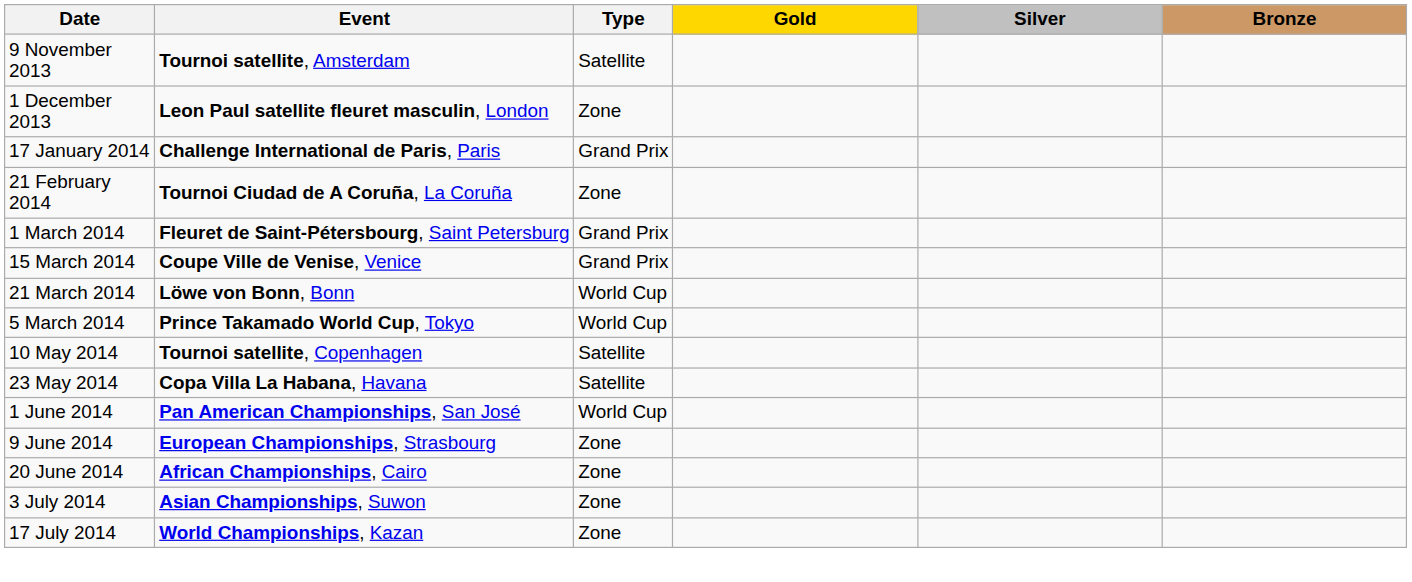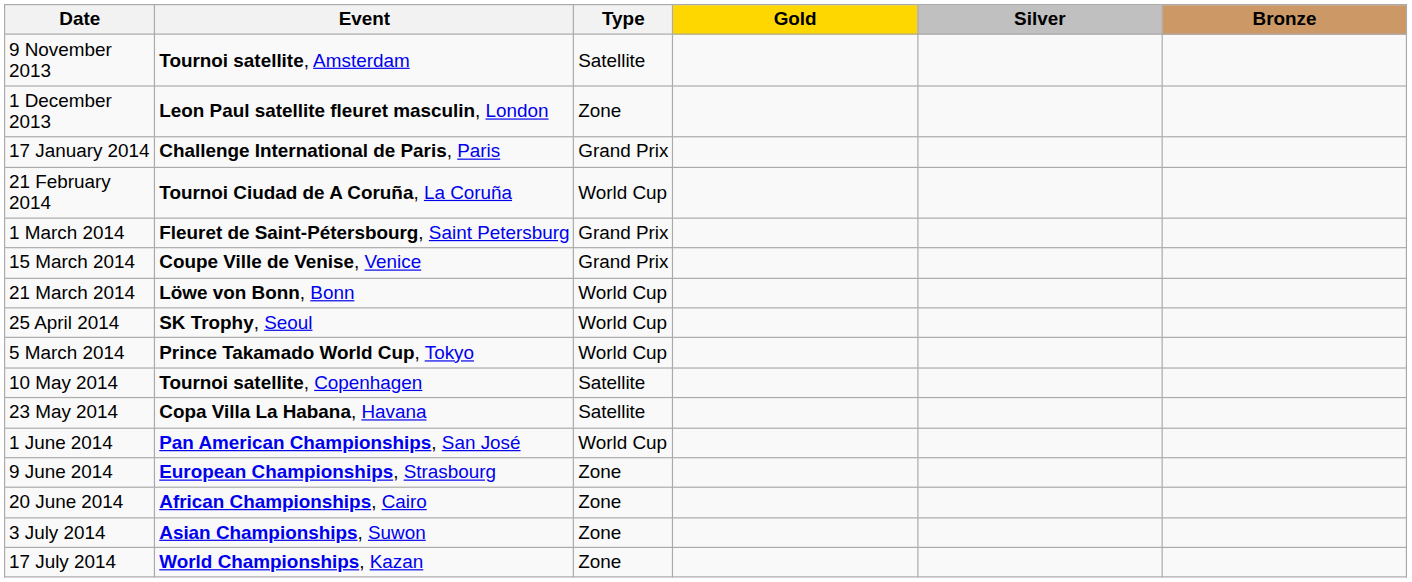(600, 192) Zone -> (623, 192) World Cup
+ row: (64, 322)
